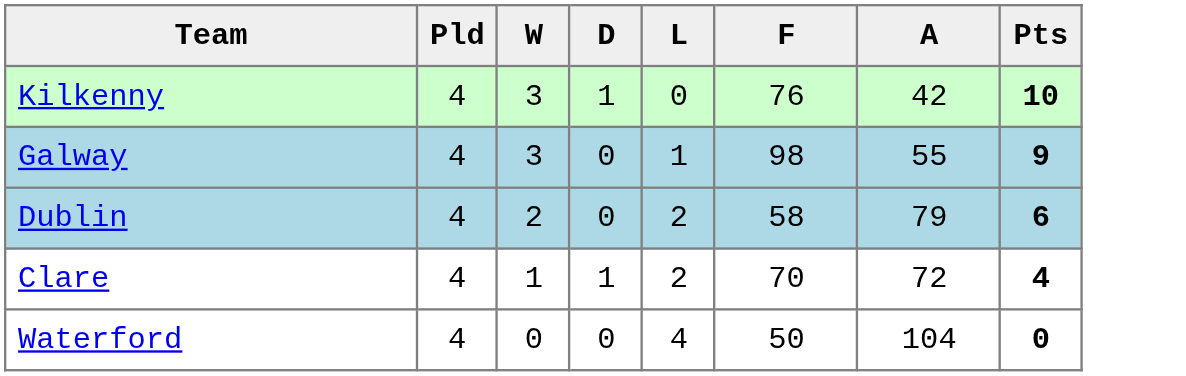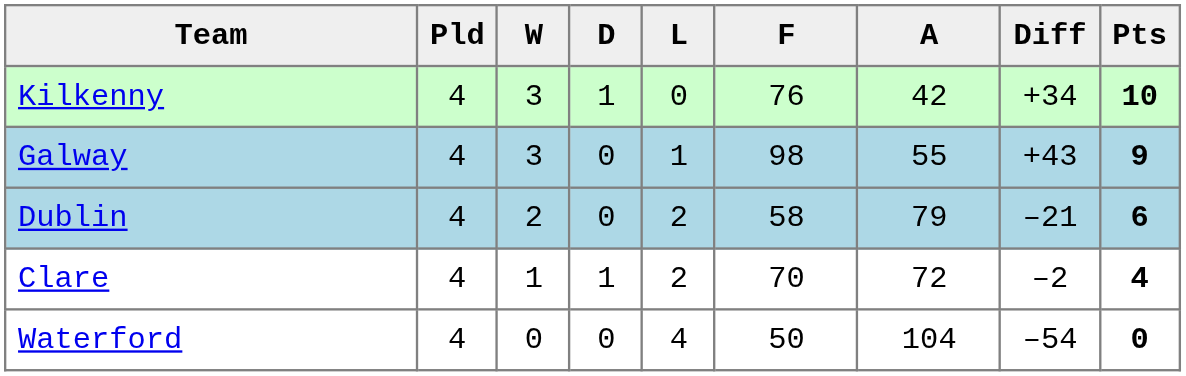+ column: (1050, 36)
